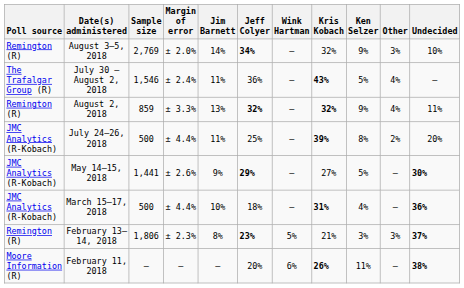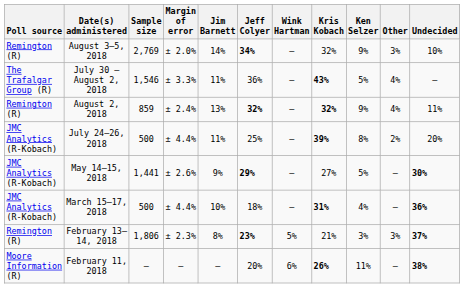(181, 80) ± 2.4% -> (181, 80) ± 3.3%
(181, 109) ± 3.3% -> (181, 109) ± 2.4%
